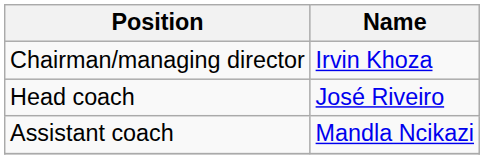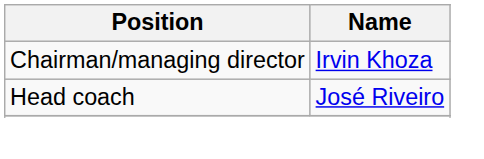- row: (92, 134)
